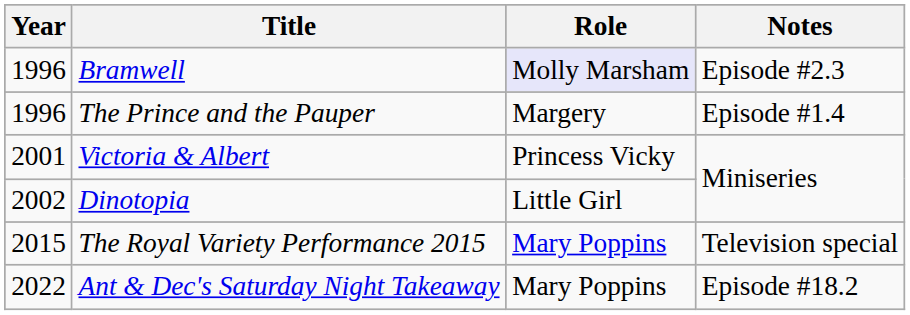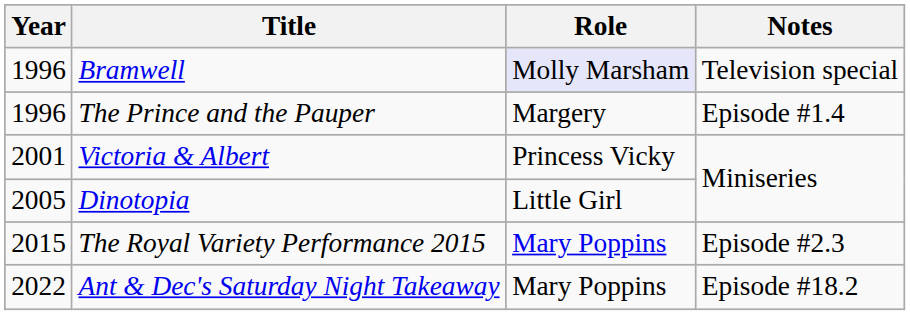(773, 69) Episode #2.3 -> (800, 69) Television special
(39, 199) 2002 -> (39, 199) 2005
(800, 243) Television special -> (773, 243) Episode #2.3
